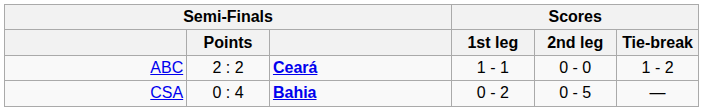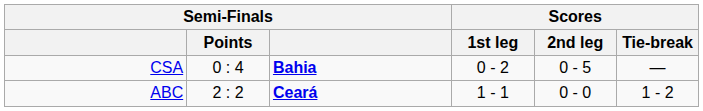rows swapped: (167, 67) <-> (167, 93)
